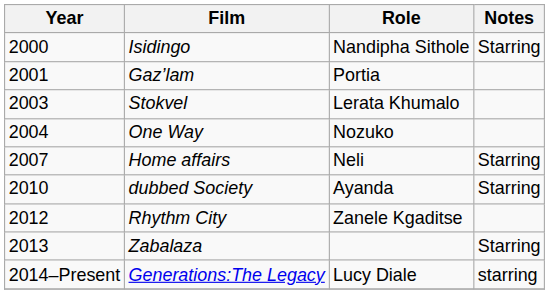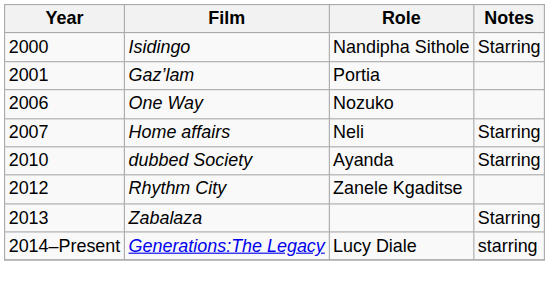- row: (158, 103)
(29, 132) 2004 -> (29, 103) 2006
